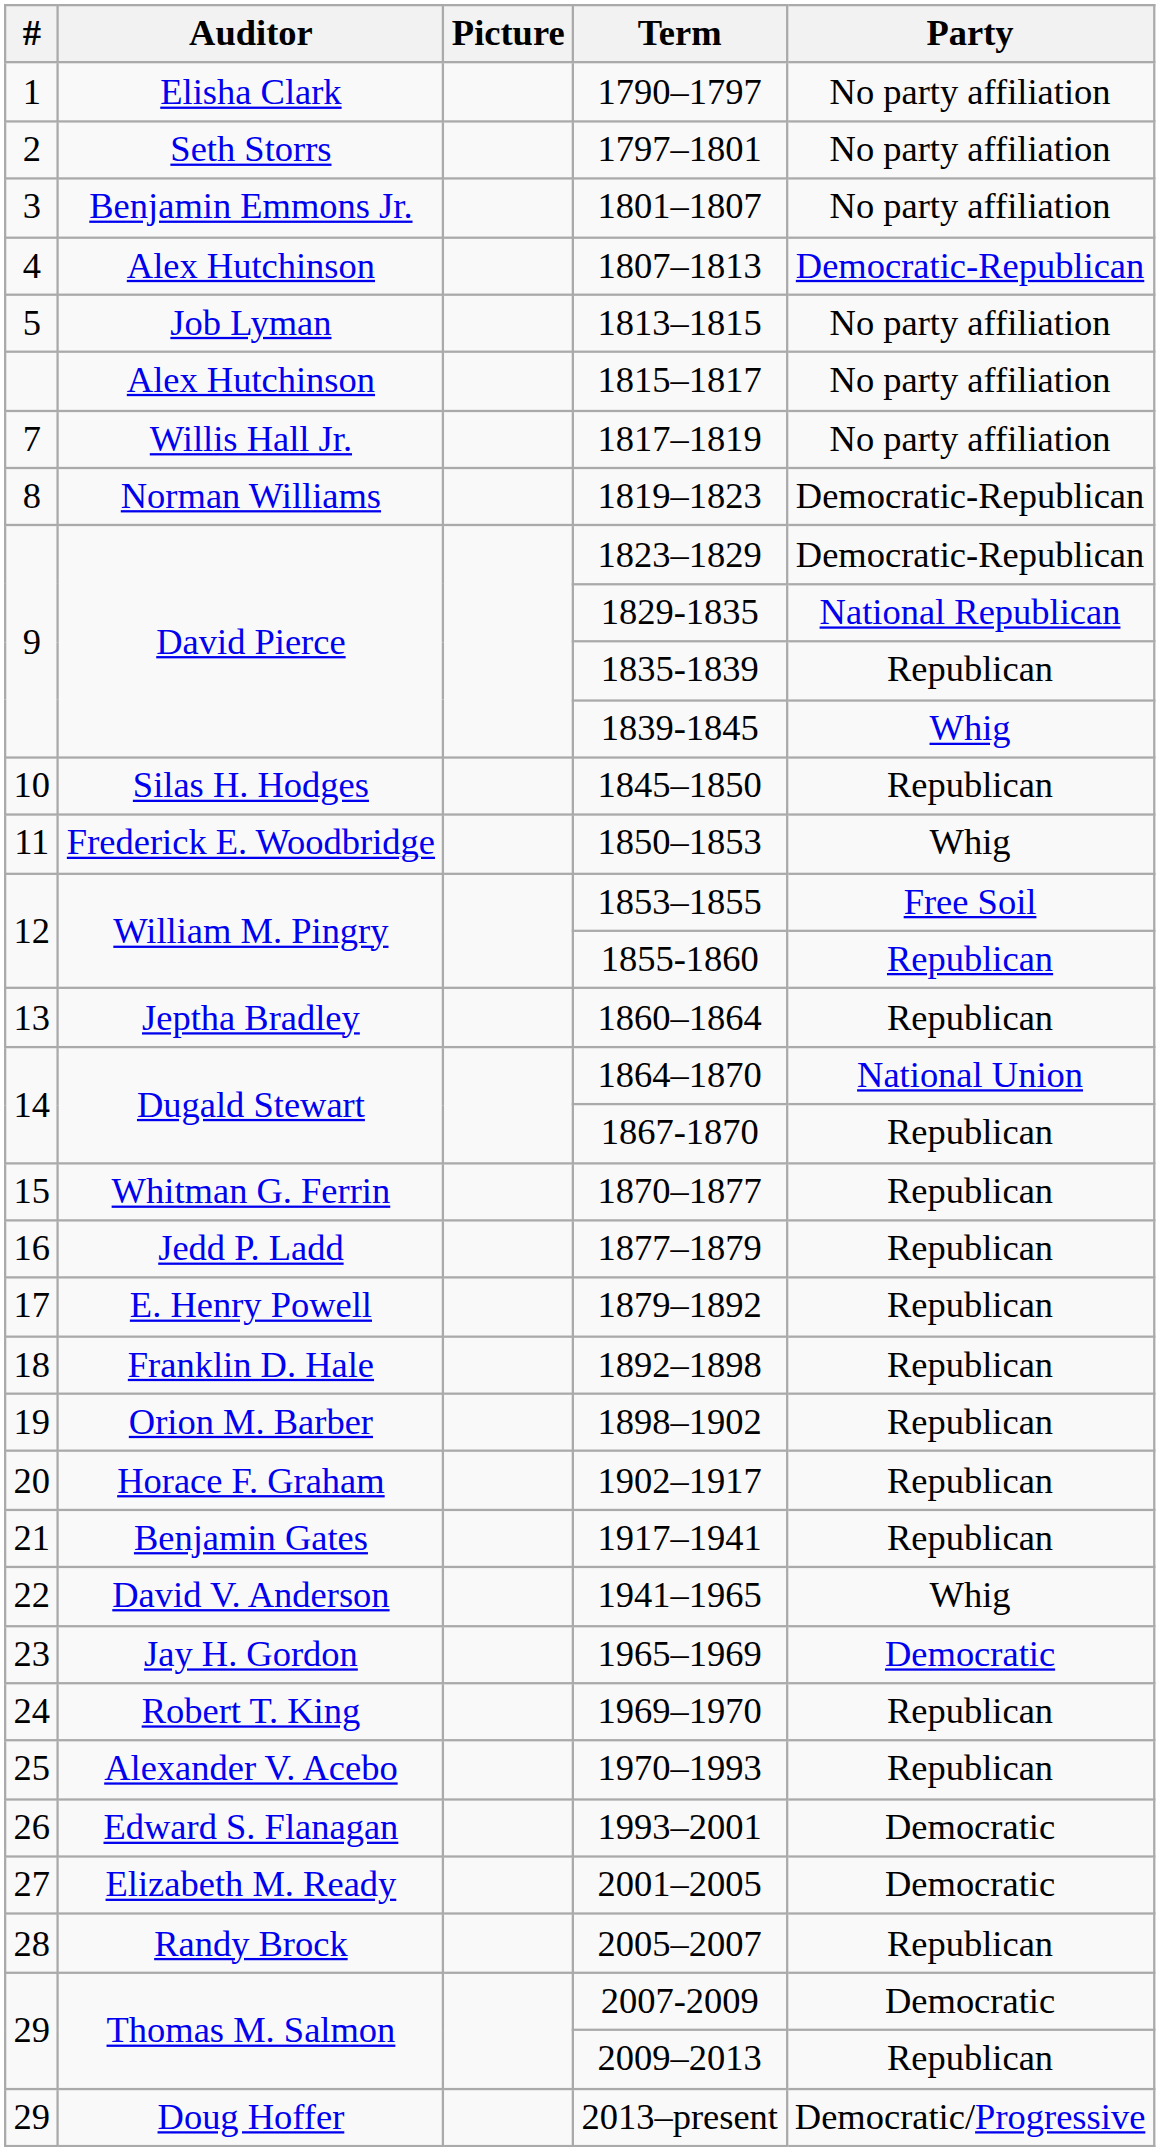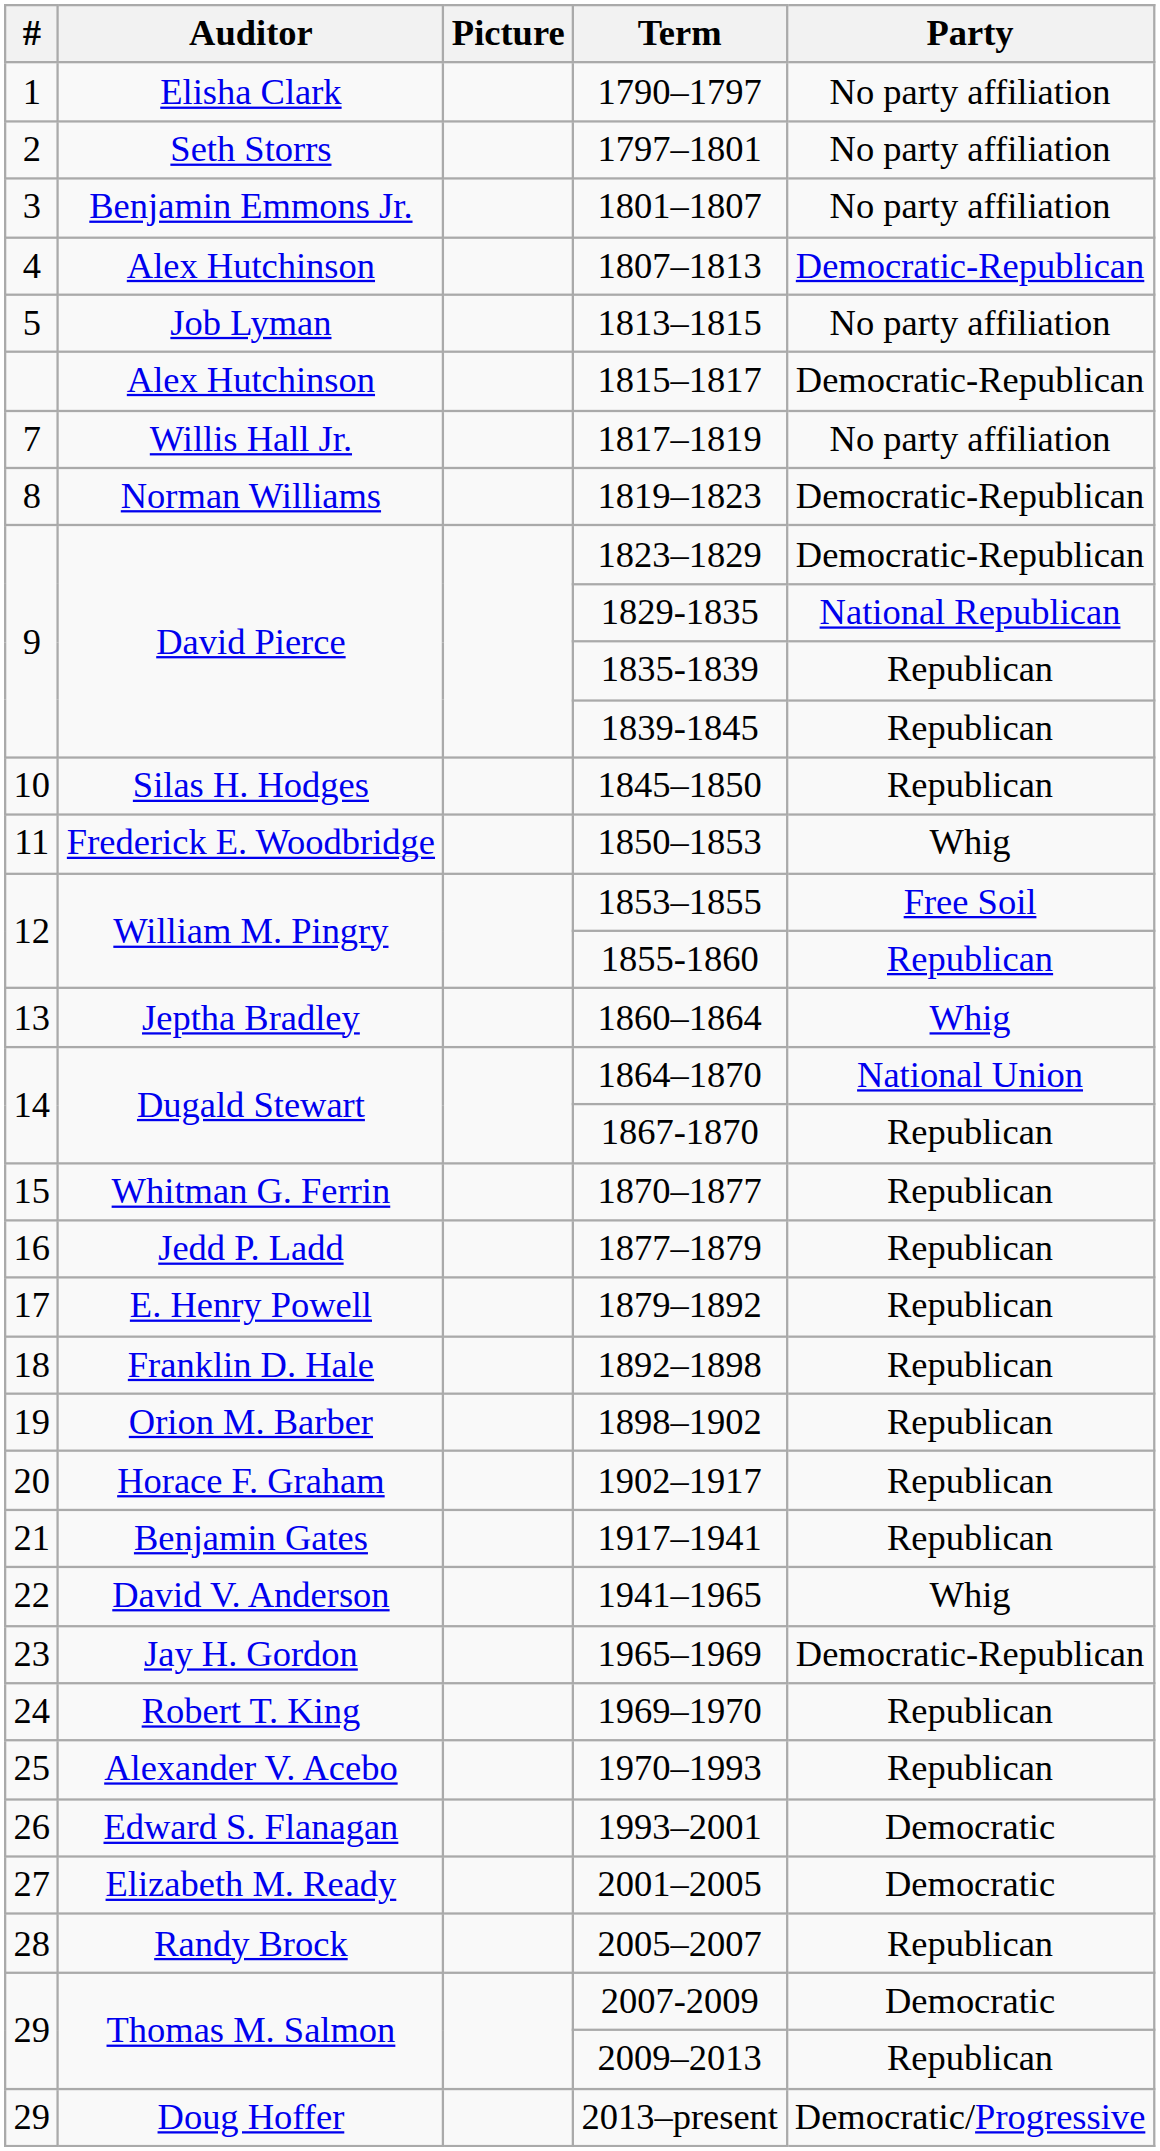(970, 380) No party affiliation -> (970, 380) Democratic-Republican
(970, 727) Whig -> (970, 727) Republican
(970, 1016) Republican -> (970, 1016) Whig
(970, 1653) Democratic -> (970, 1653) Democratic-Republican
